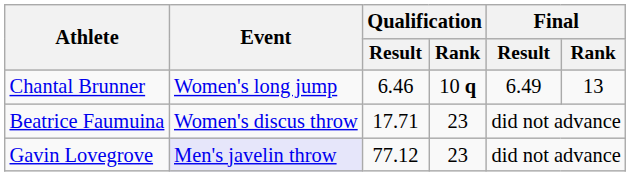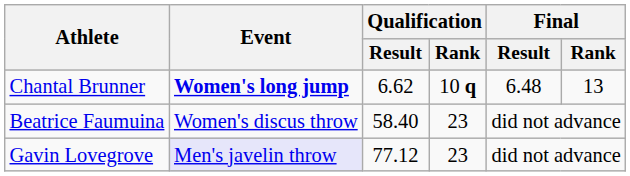(256, 87) normal -> (261, 87) bold
(396, 87) 6.46 -> (396, 87) 6.62
(524, 87) 6.49 -> (524, 87) 6.48
(396, 121) 17.71 -> (396, 121) 58.40
